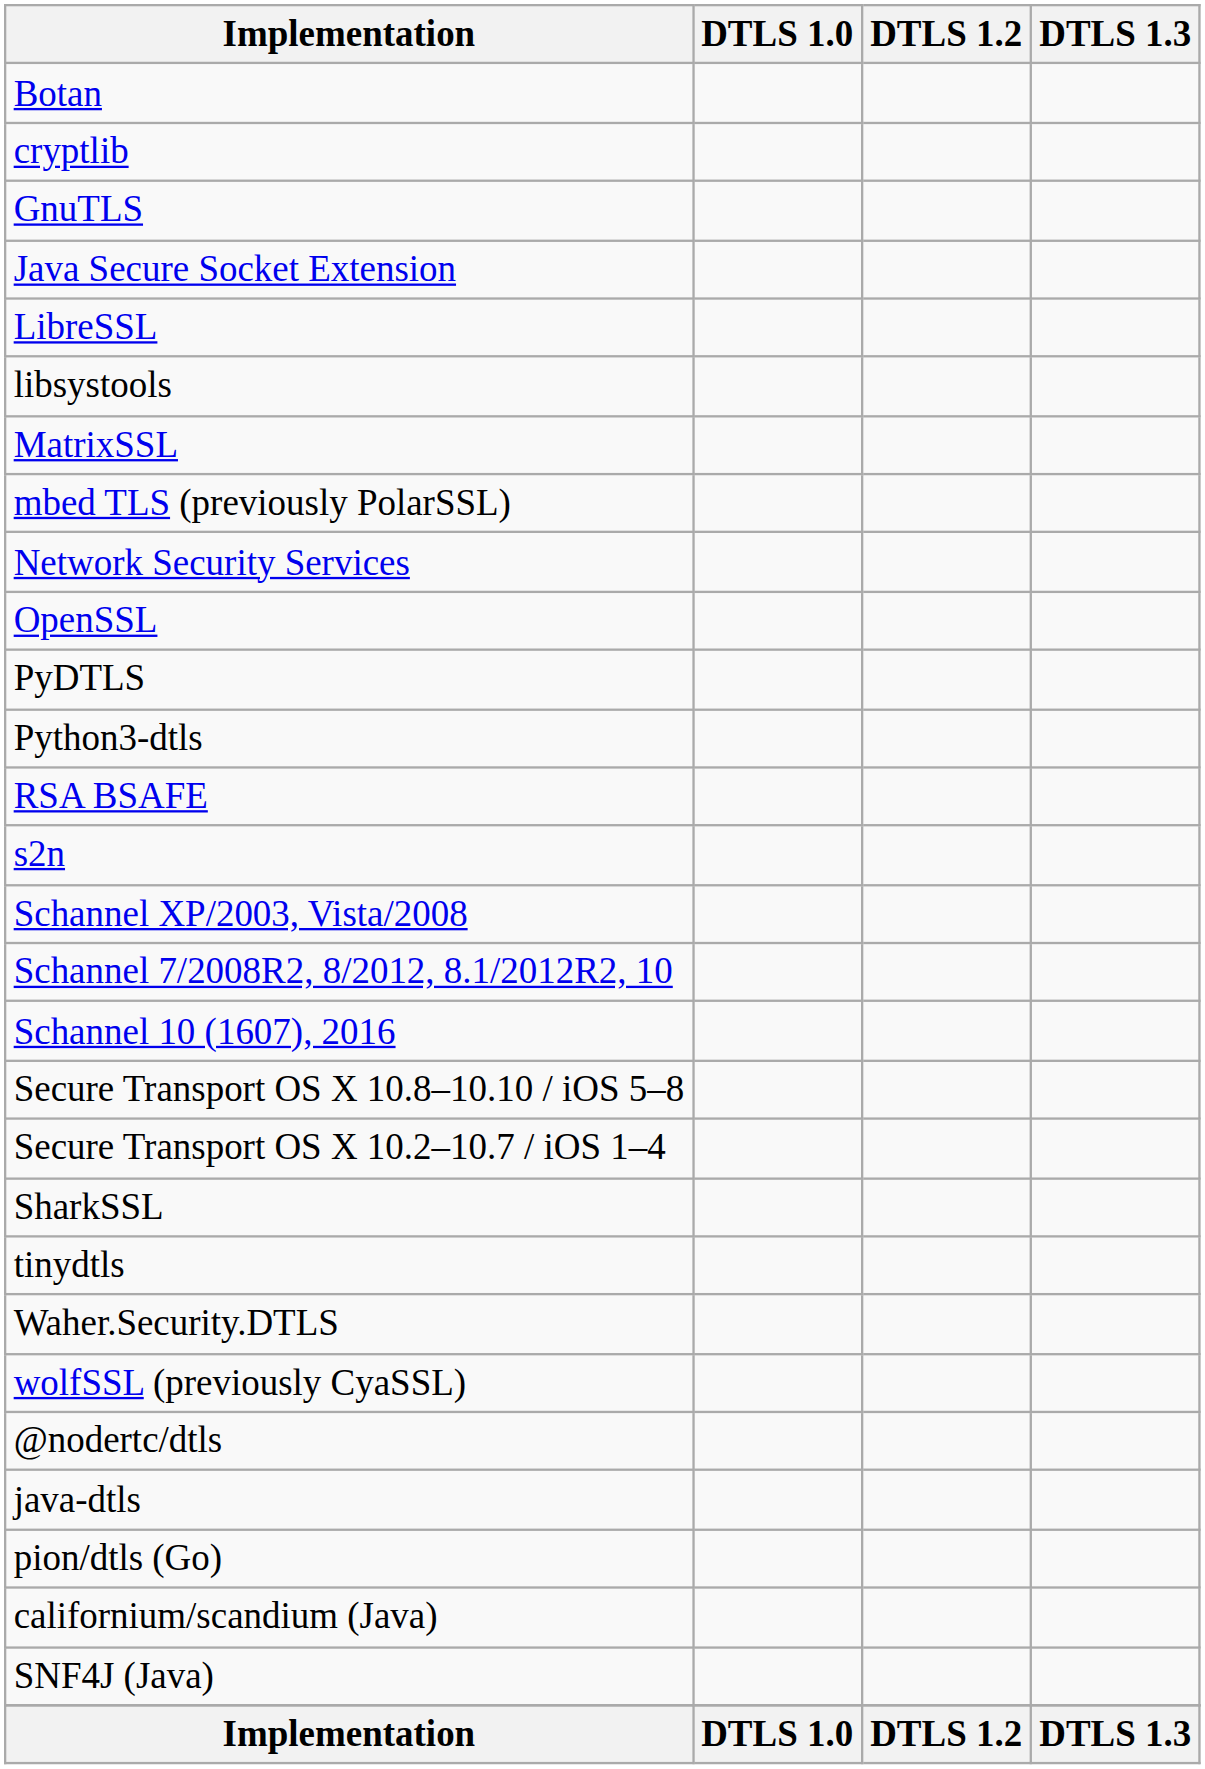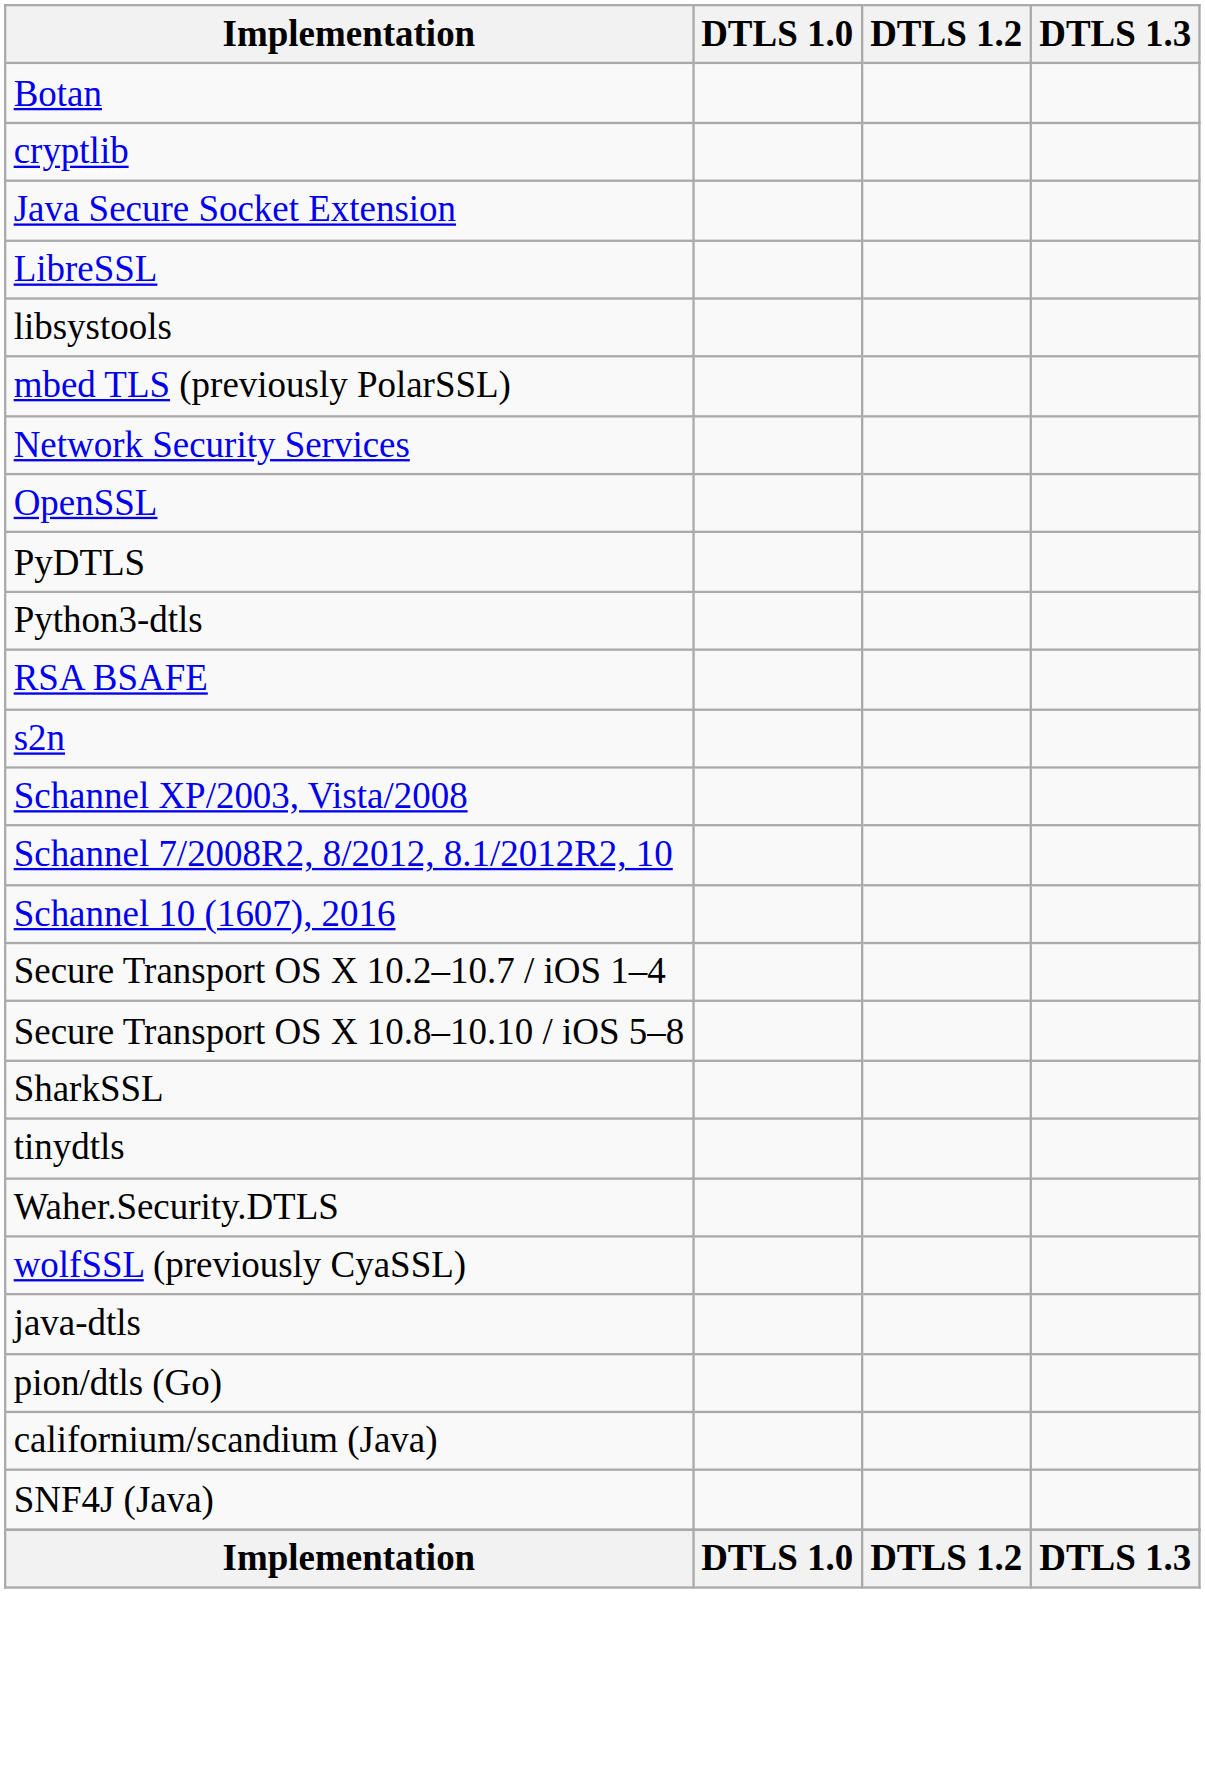- row: (78, 209)
- row: (96, 444)
rows swapped: (340, 1147) <-> (349, 1088)
- row: (118, 1440)
